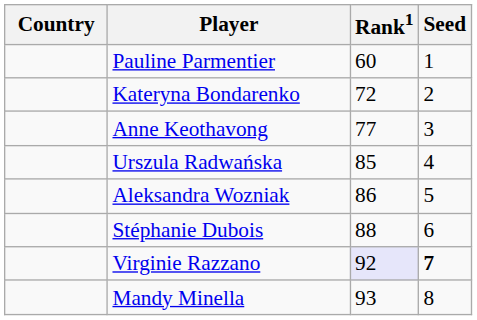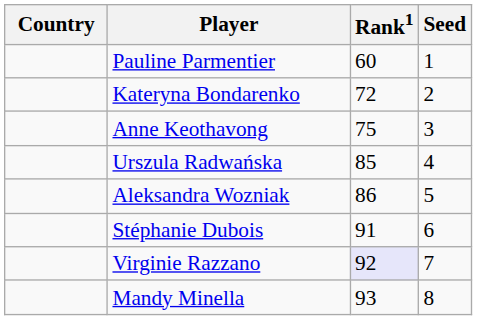(366, 128) 77 -> (366, 128) 75
(366, 229) 88 -> (366, 229) 91
(429, 263) bold -> (429, 263) normal
